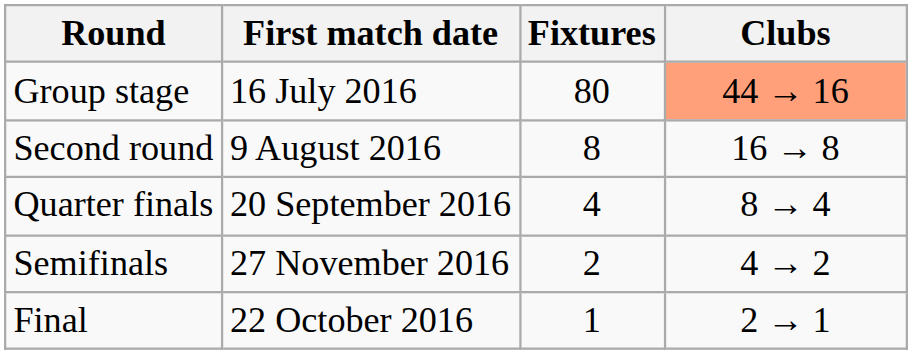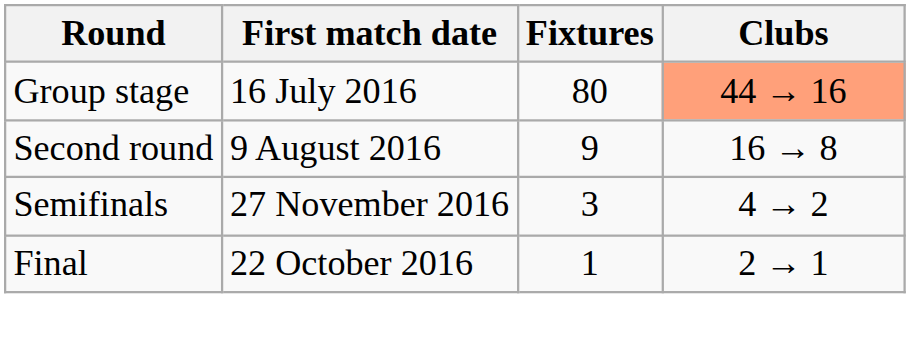(592, 147) 8 -> (590, 147) 9
- row: (113, 205)
(592, 262) 2 -> (590, 205) 3
